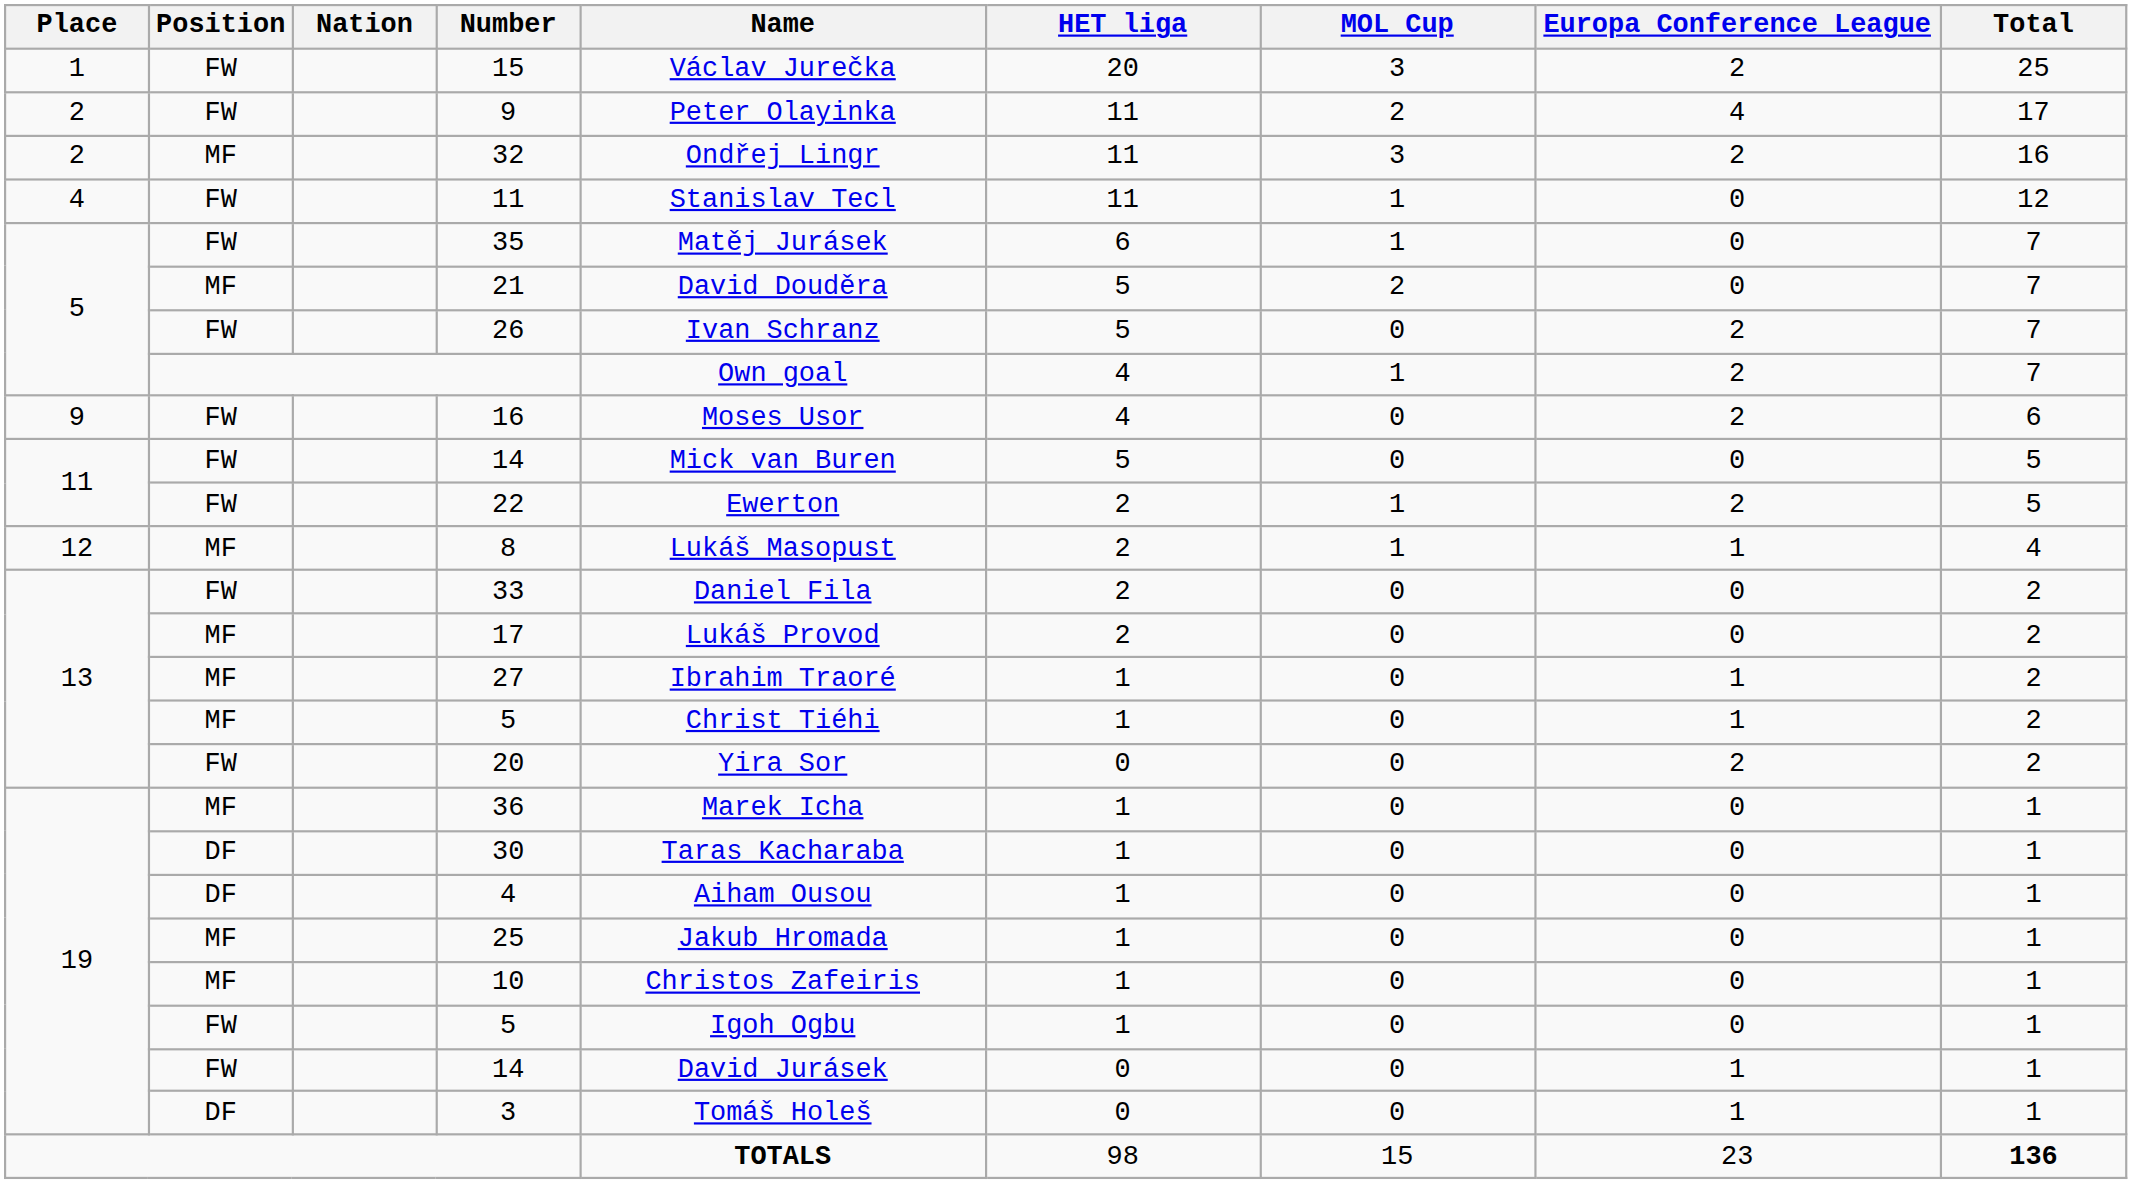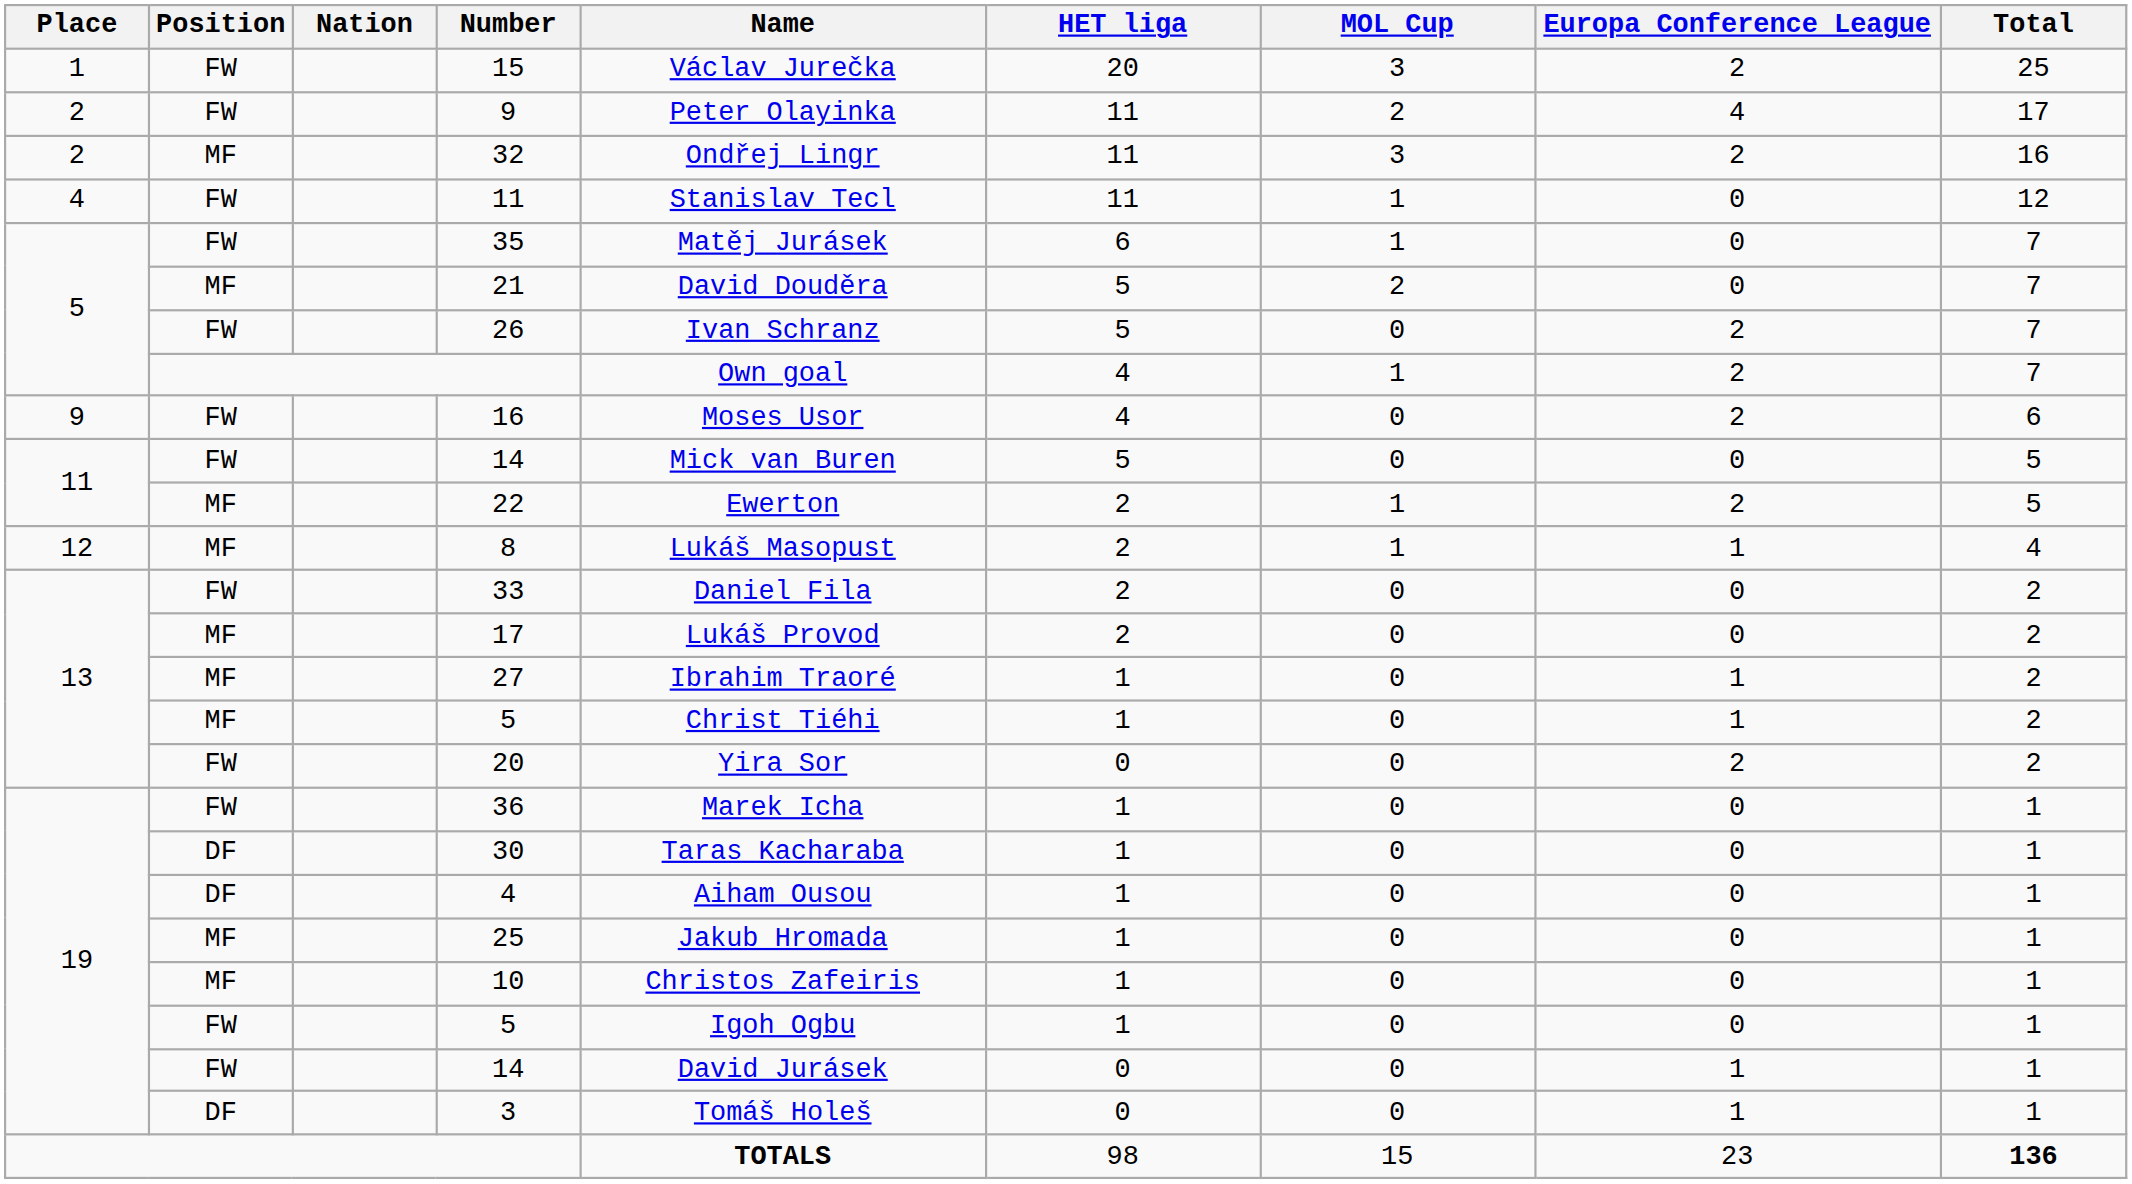(221, 505) FW -> (221, 505) MF
(221, 810) MF -> (221, 810) FW
